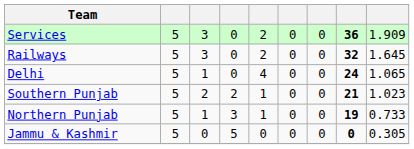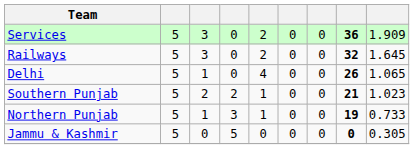(351, 74) 24 -> (351, 74) 26
